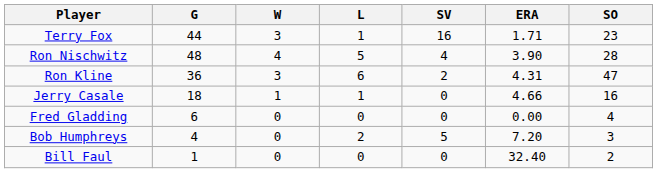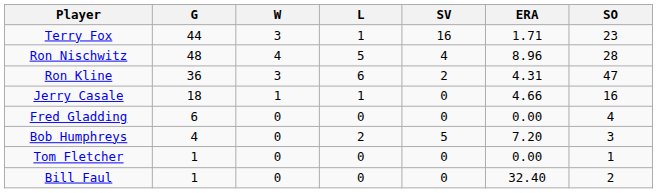(527, 55) 3.90 -> (527, 55) 8.96
+ row: (78, 157)
